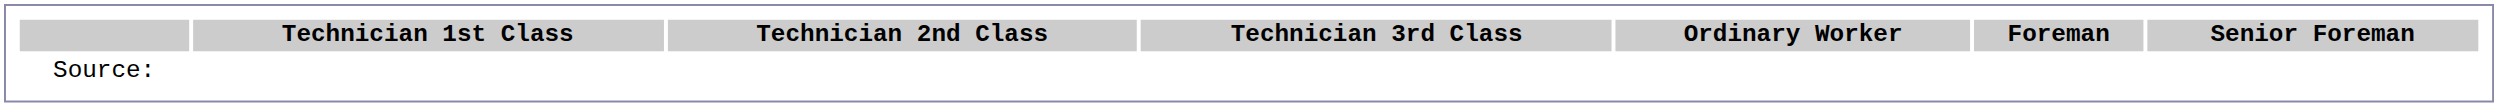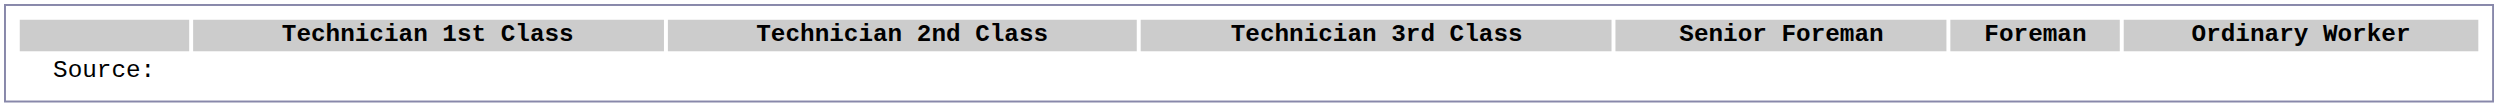columns swapped: (2313, 36) <-> (1793, 36)
